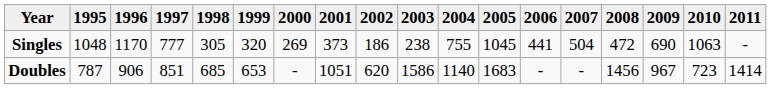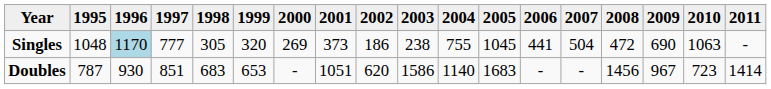(131, 44) no background -> (131, 44) lightblue background
(131, 70) 906 -> (131, 70) 930
(213, 70) 685 -> (213, 70) 683
